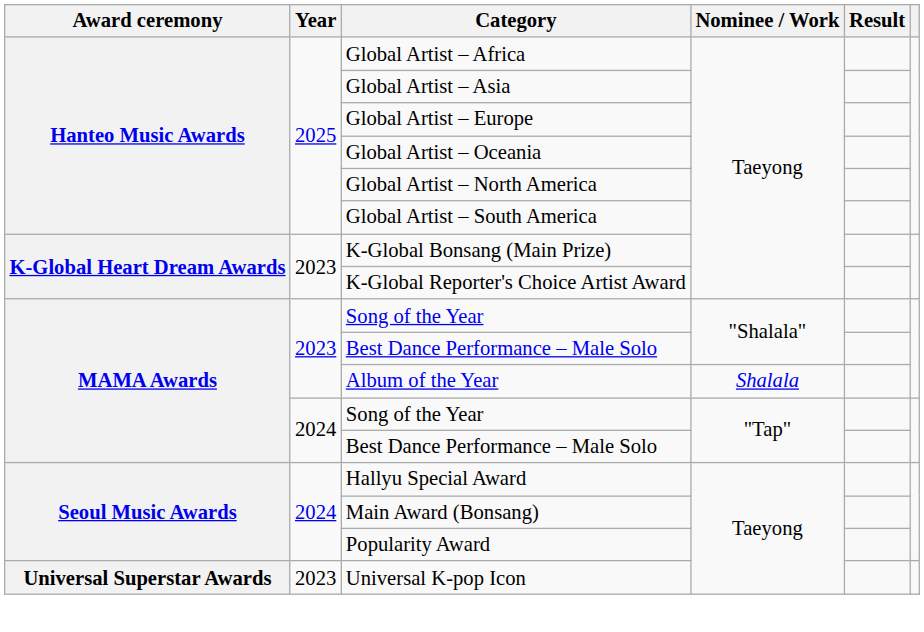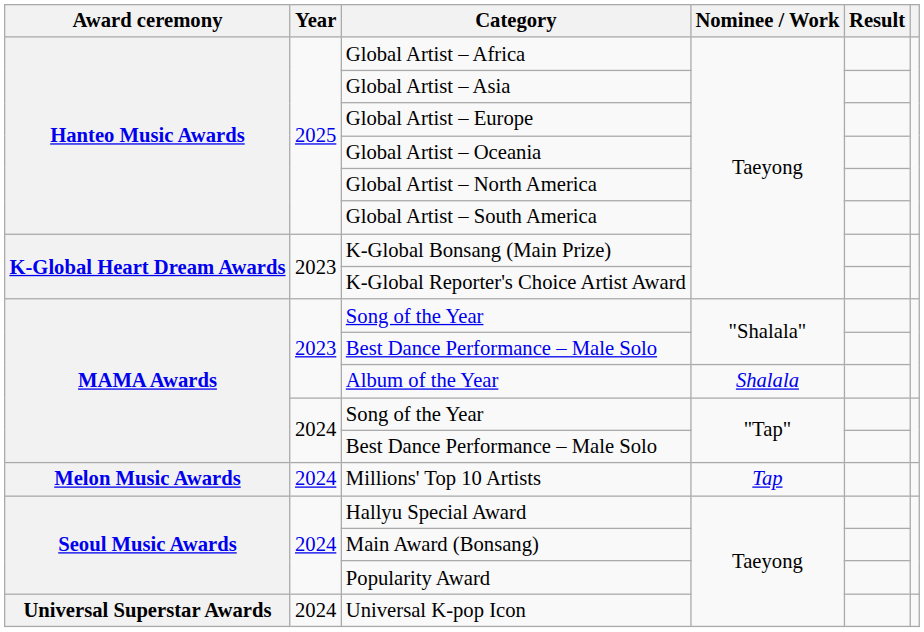+ row: (443, 479)
(316, 577) 2023 -> (316, 610) 2024
